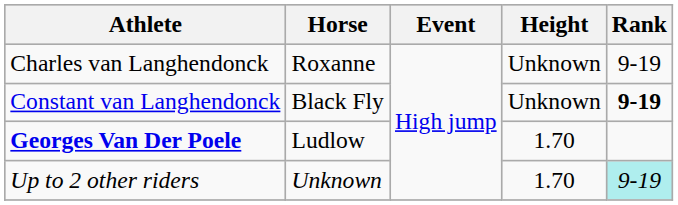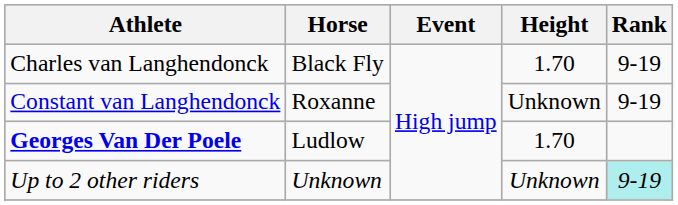(333, 63) Roxanne -> (338, 63) Black Fly
(554, 63) Unknown -> (554, 63) 1.70
(338, 102) Black Fly -> (333, 102) Roxanne
(639, 102) bold -> (639, 102) normal
(554, 180) 1.70 -> (554, 180) Unknown
